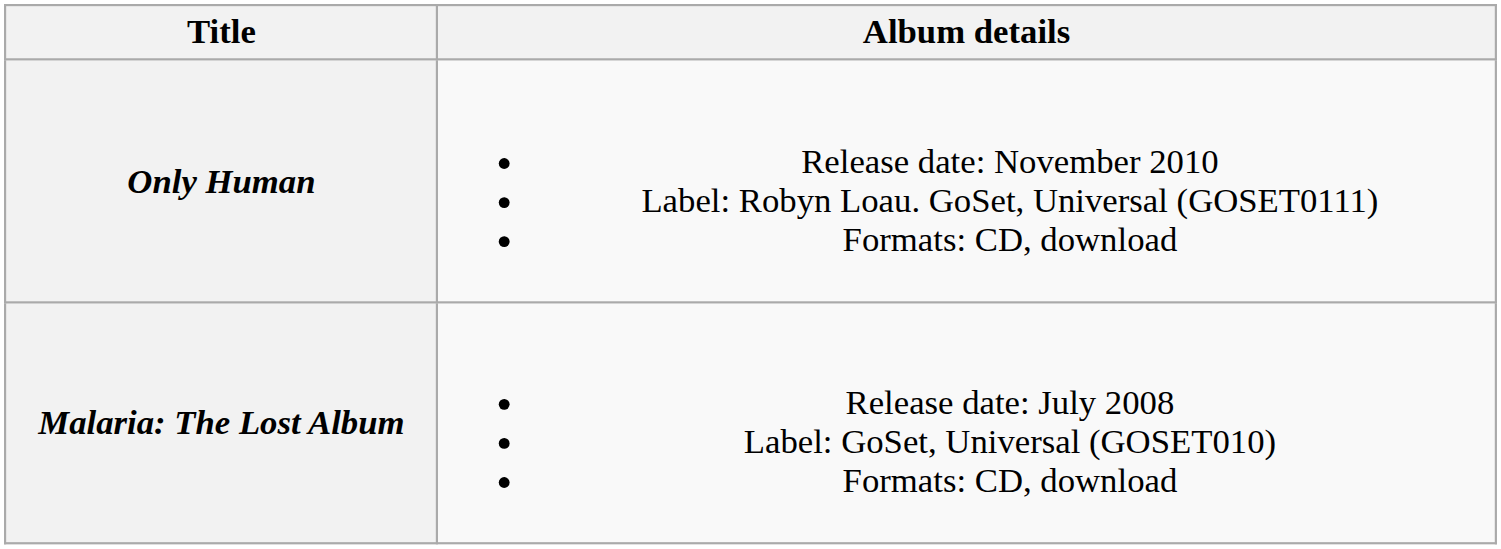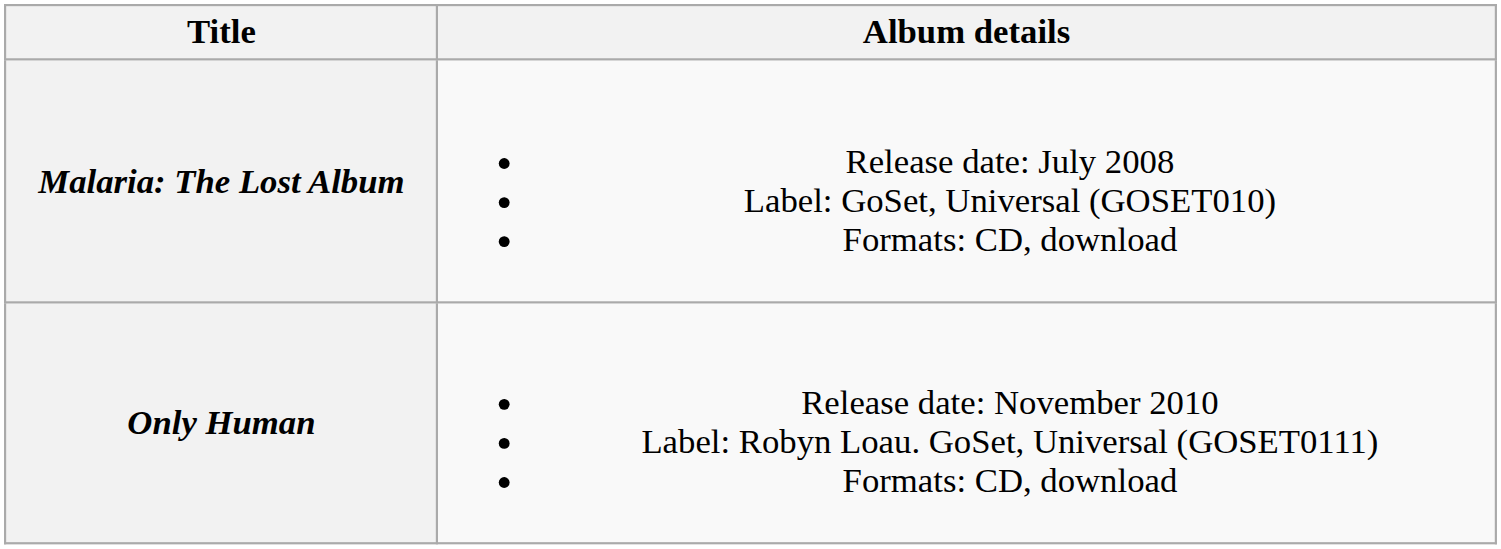rows swapped: (221, 422) <-> (221, 180)
